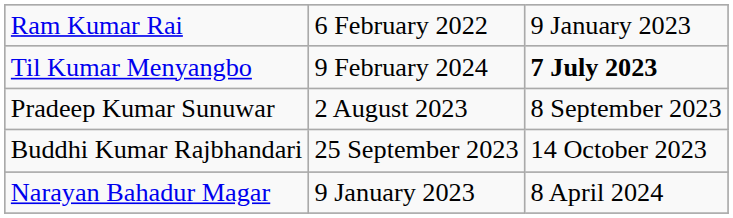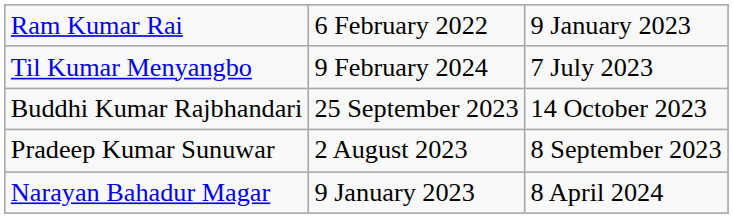(594, 66) bold -> (592, 66) normal
rows swapped: (143, 108) <-> (157, 150)
